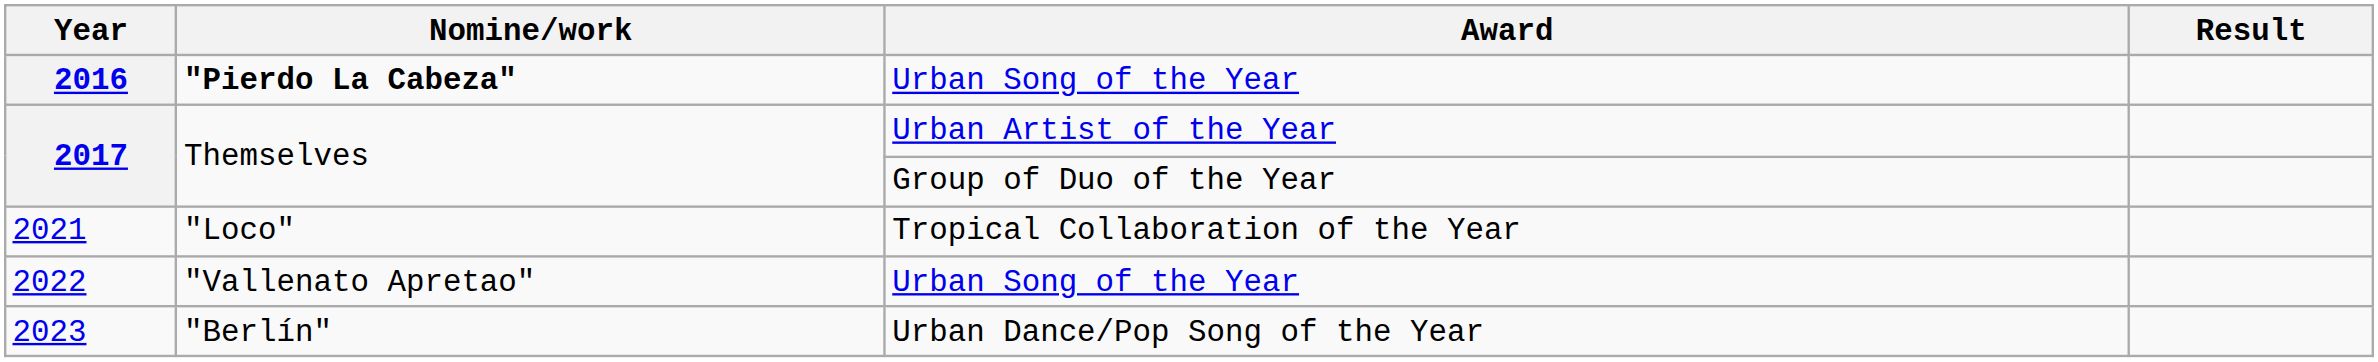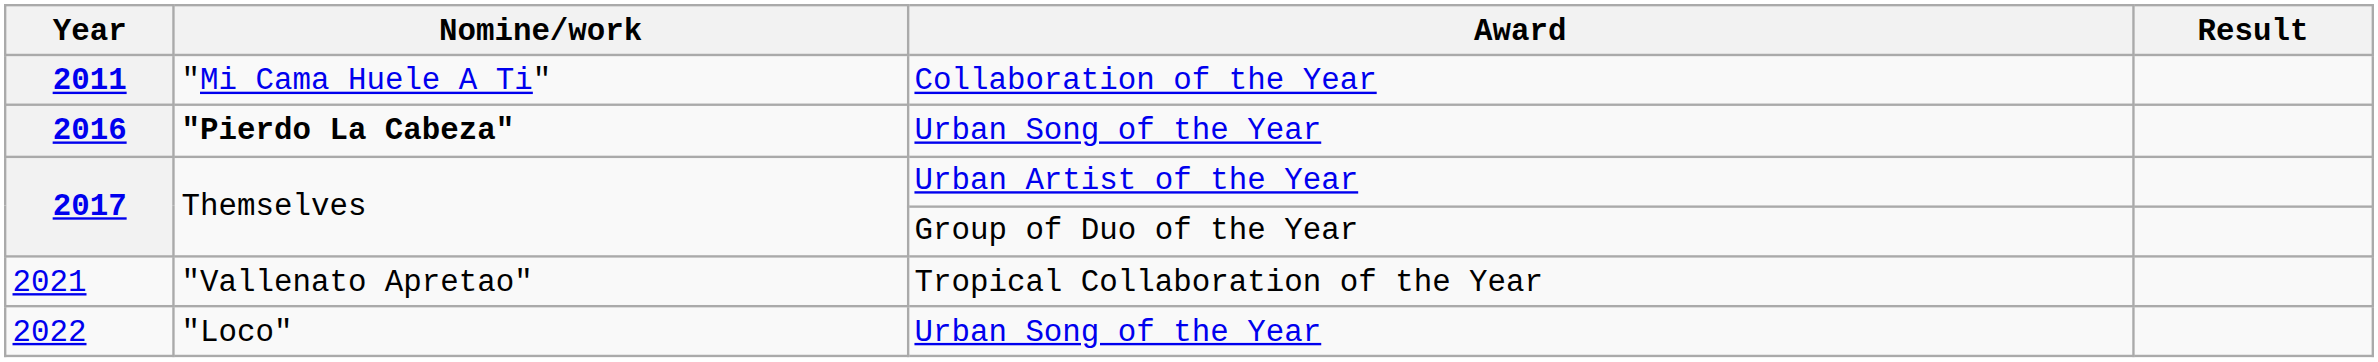+ row: (90, 81)
(240, 231) "Loco" -> (357, 281) "Vallenato Apretao"
(360, 281) "Vallenato Apretao" -> (237, 332) "Loco"
- row: (50, 332)
